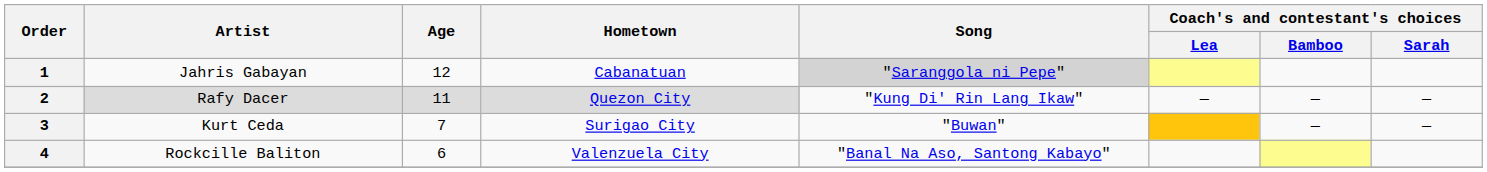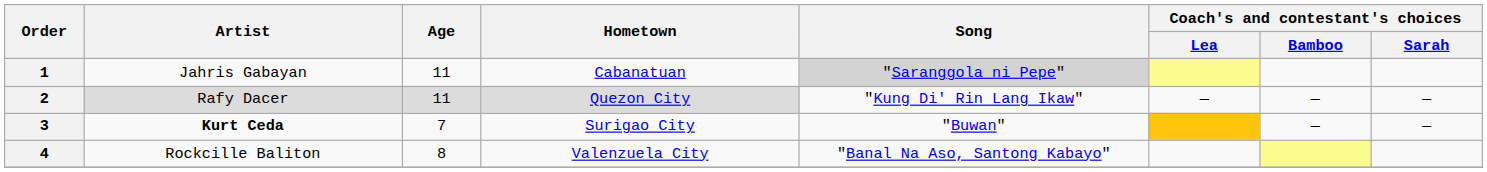(442, 72) 12 -> (442, 72) 11
(243, 127) normal -> (243, 127) bold
(442, 154) 6 -> (442, 154) 8
